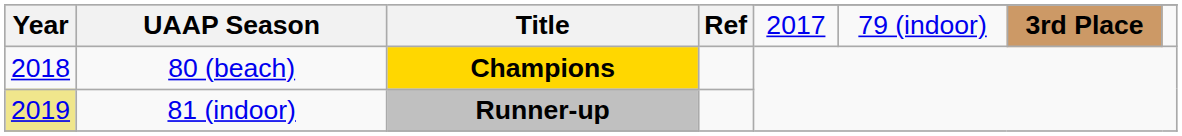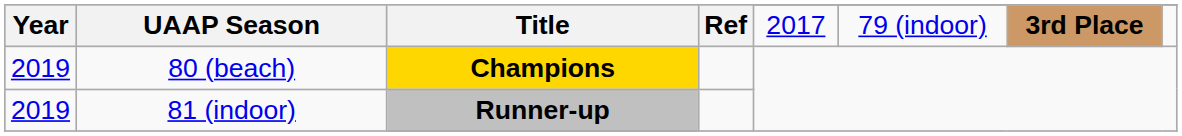(40, 67) 2018 -> (40, 67) 2019
(40, 109) khaki background -> (40, 109) no background
